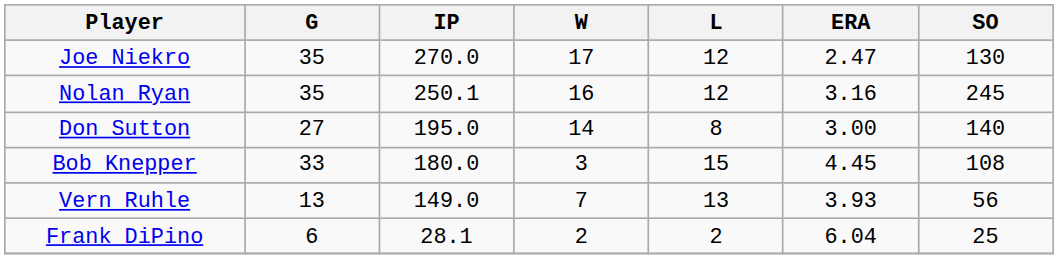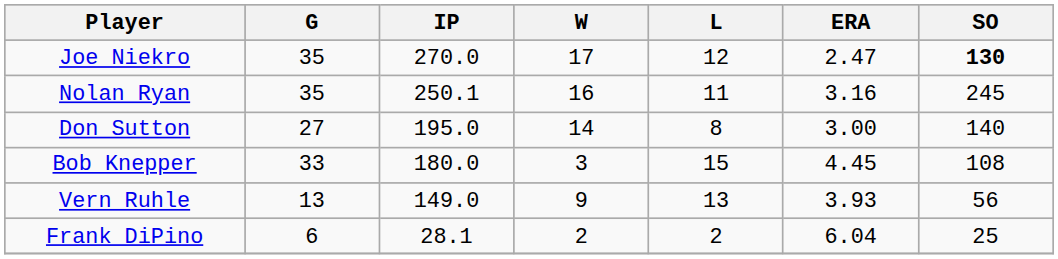(985, 58) normal -> (985, 58) bold
(716, 94) 12 -> (716, 94) 11
(581, 201) 7 -> (581, 201) 9
